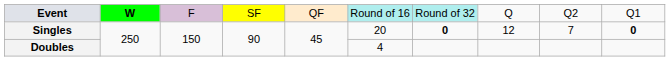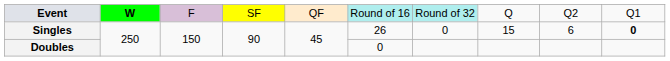(380, 31) 20 -> (380, 31) 26
(445, 31) bold -> (445, 31) normal
(509, 31) 12 -> (509, 31) 15
(571, 31) 7 -> (571, 31) 6
(380, 48) 4 -> (380, 48) 0
